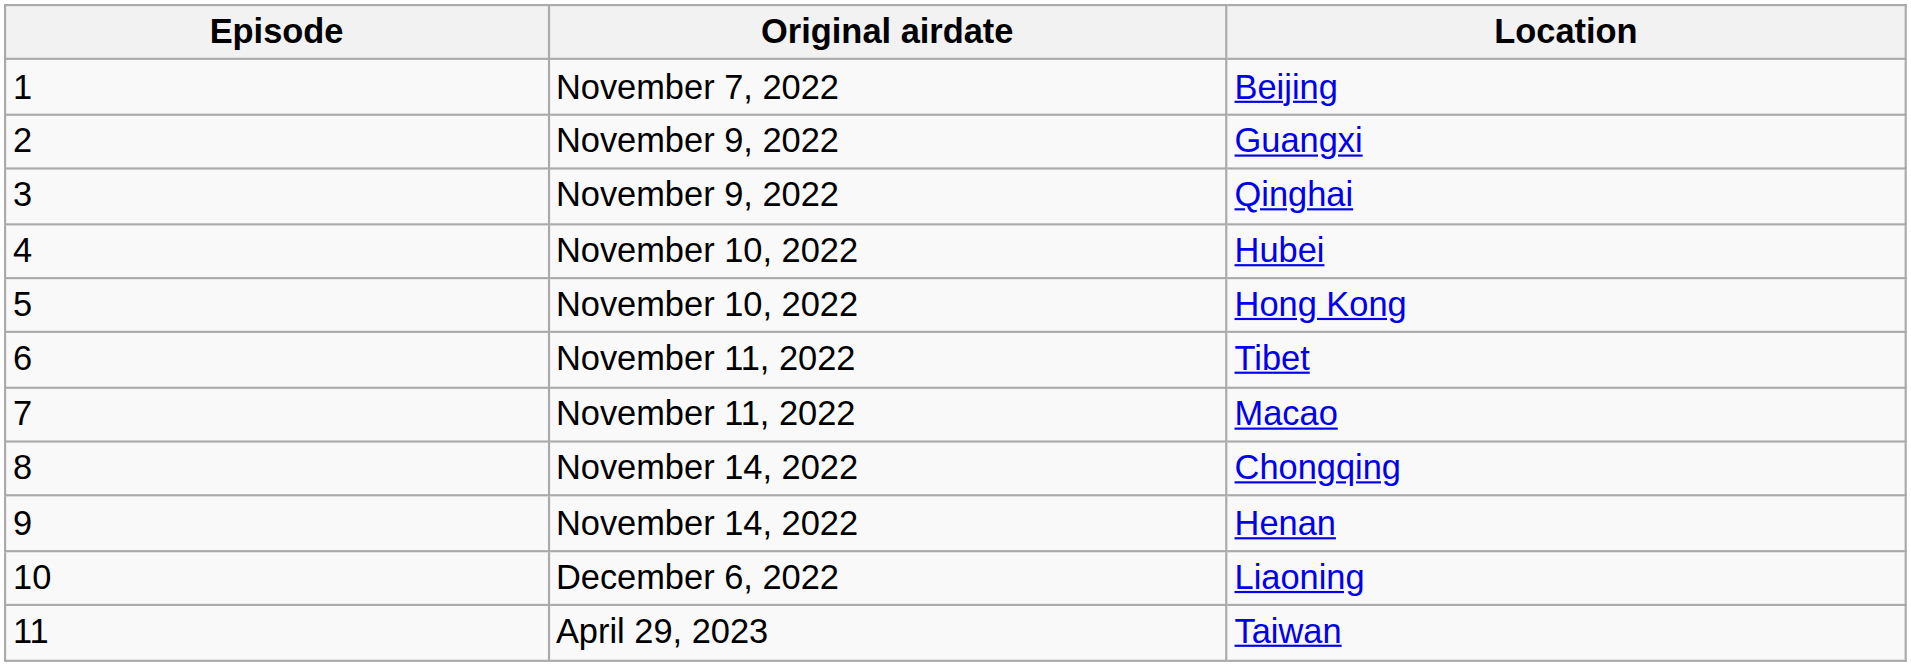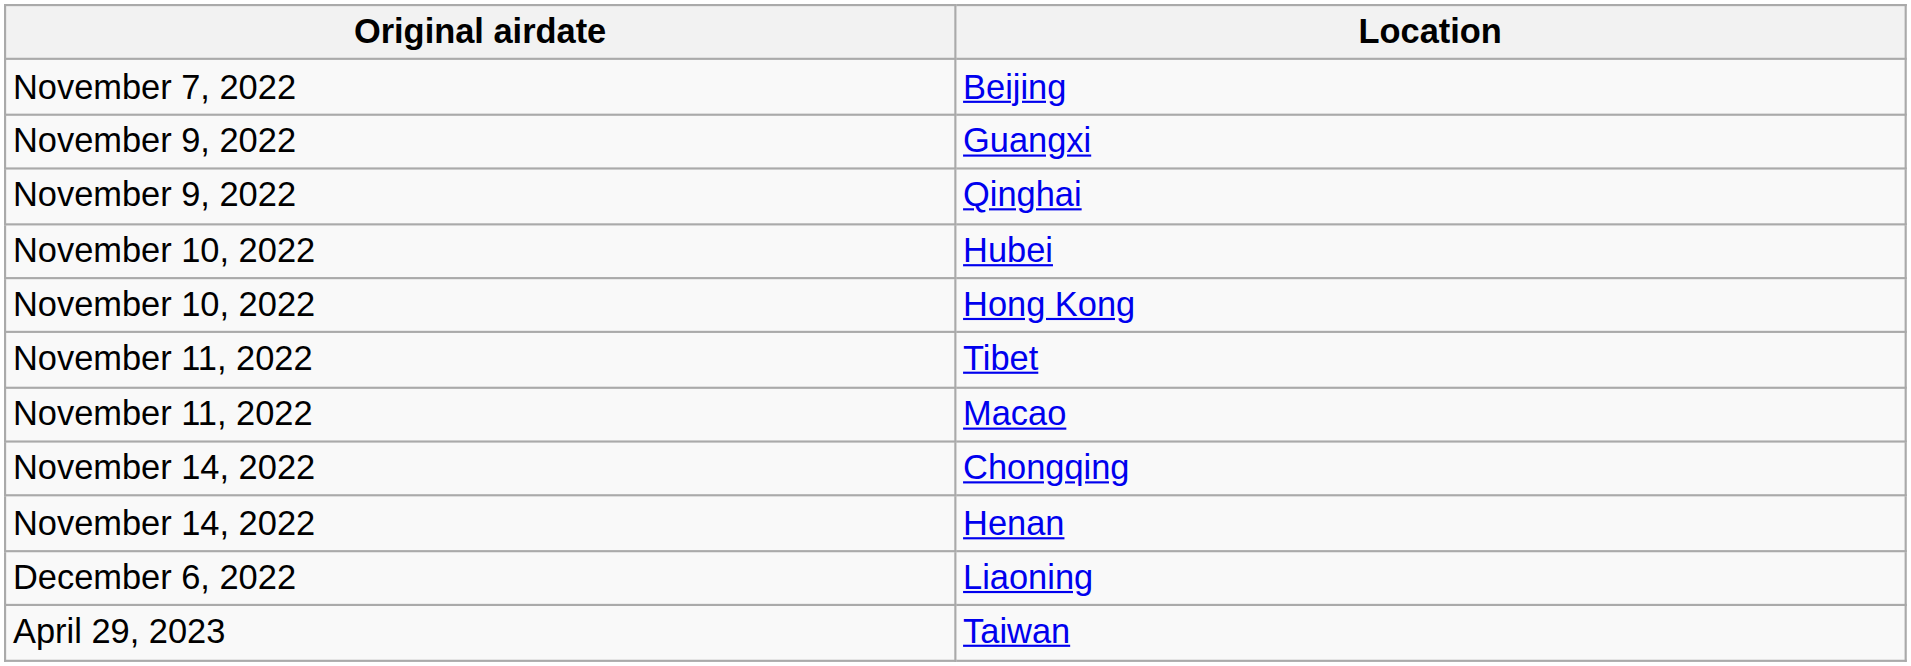- column: (277, 31)
